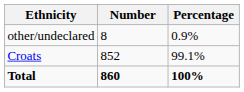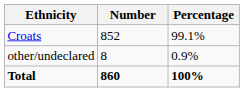rows swapped: (24, 55) <-> (51, 35)
